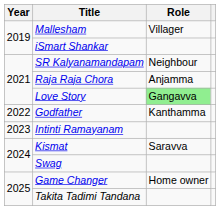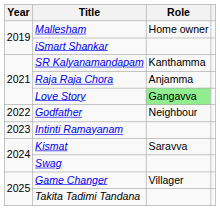(166, 29) Villager -> (179, 29) Home owner
(173, 63) Neighbour -> (177, 63) Kanthamma
(177, 113) Kanthamma -> (173, 113) Neighbour
(179, 180) Home owner -> (166, 180) Villager
